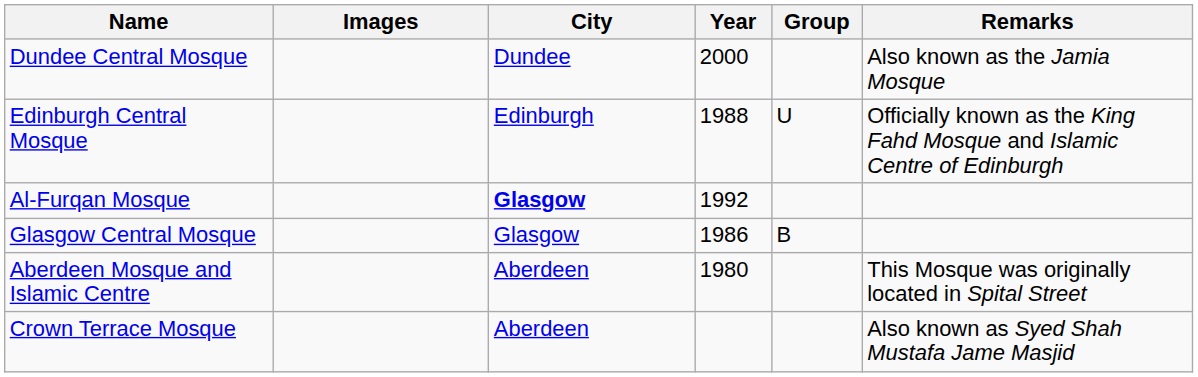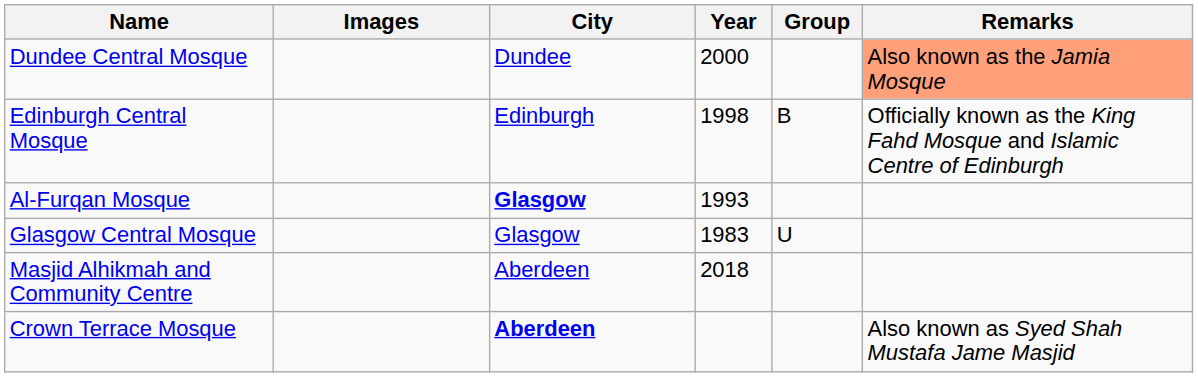(988, 68) no background -> (989, 68) lightsalmon background
(724, 116) 1988 -> (725, 116) 1998
(784, 116) U -> (784, 116) B
(724, 200) 1992 -> (725, 200) 1993
(724, 234) 1986 -> (725, 234) 1983
(784, 234) B -> (785, 234) U
- row: (121, 282)
+ row: (110, 282)
(541, 329) normal -> (545, 329) bold
